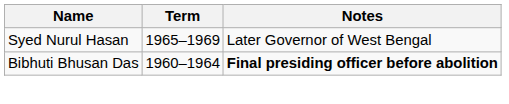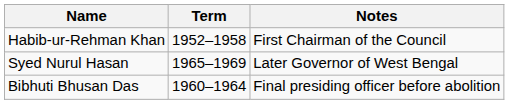+ row: (86, 39)
(362, 63) bold -> (377, 87) normal
